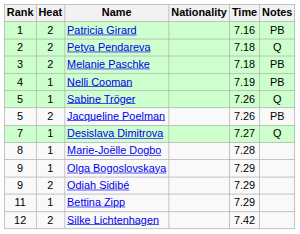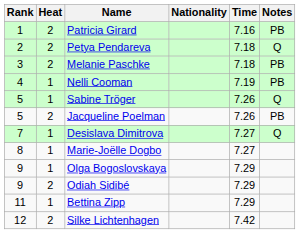(245, 151) 7.28 -> (245, 151) 7.27
